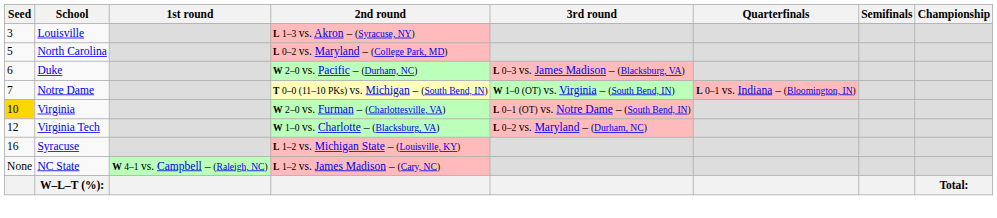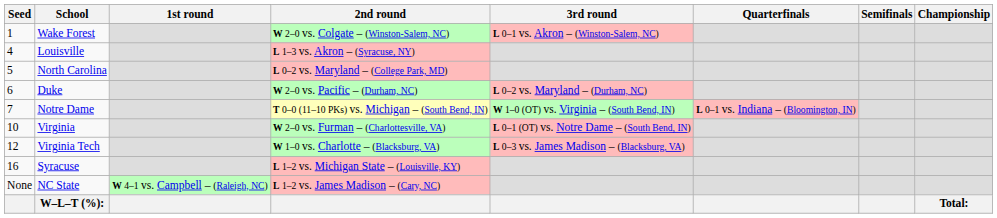+ row: (66, 33)
(10, 33) 3 -> (10, 52) 4
(589, 71) L 0–3 vs. James Madison – (Blacksburg, VA) -> (570, 90) L 0–2 vs. Maryland – (Durham, NC)
(13, 109) gold background -> (13, 128) no background
(570, 128) L 0–2 vs. Maryland – (Durham, NC) -> (589, 147) L 0–3 vs. James Madison – (Blacksburg, VA)
